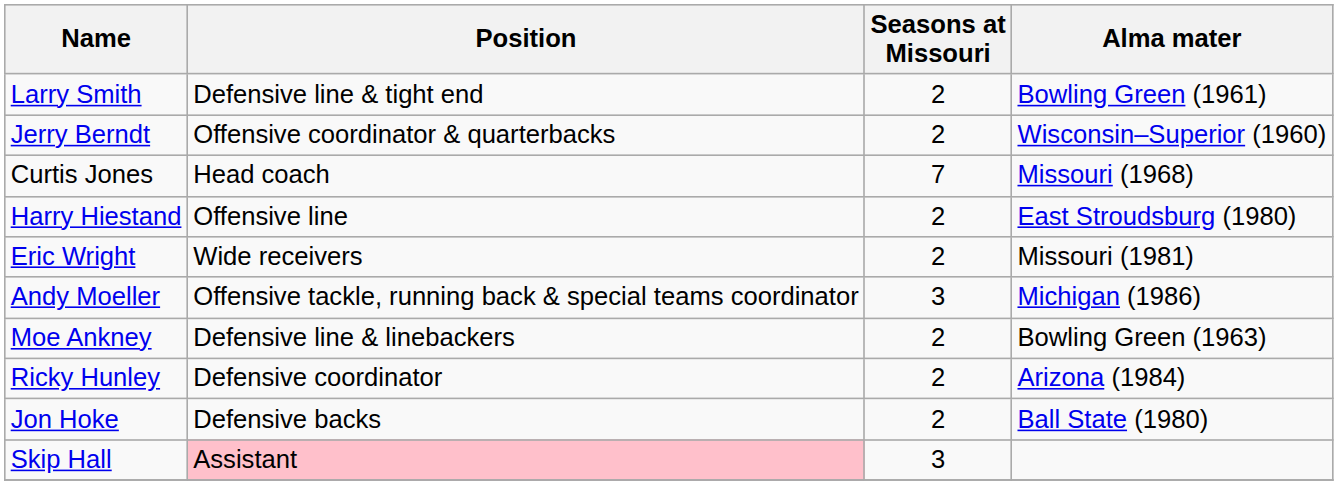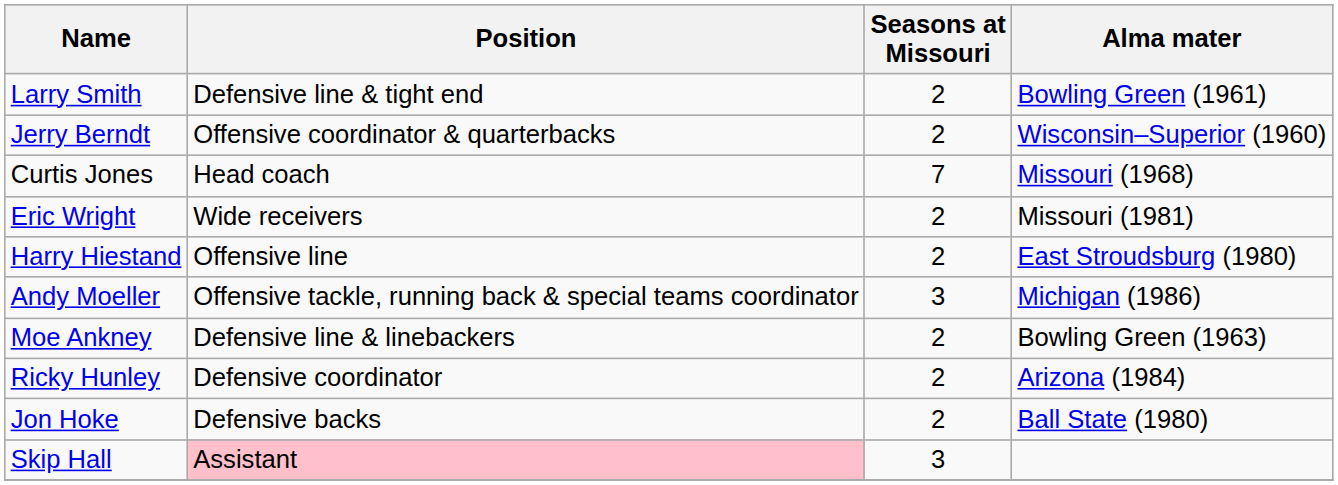rows swapped: (96, 216) <-> (73, 256)
